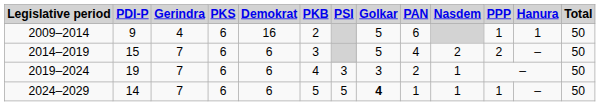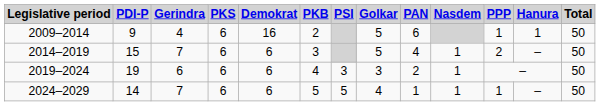(457, 52) 2 -> (457, 52) 1
(180, 71) 7 -> (180, 71) 6
(379, 91) bold -> (379, 91) normal
